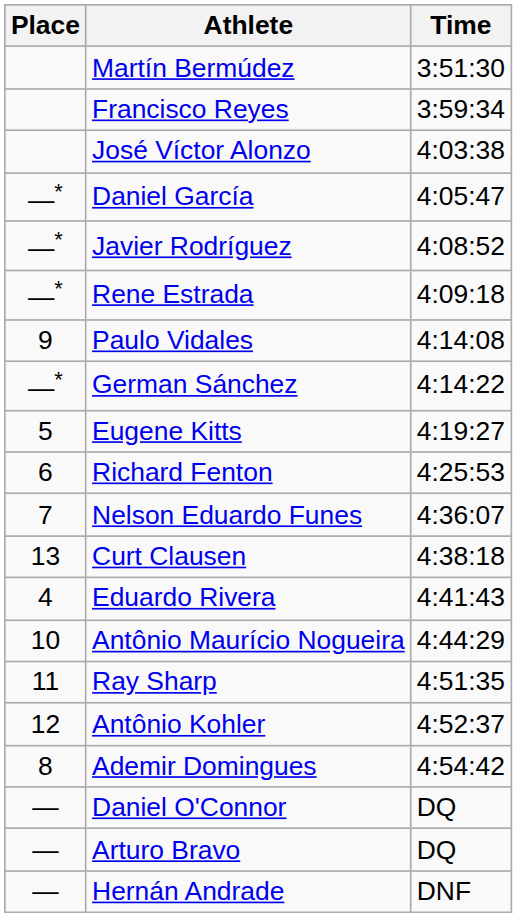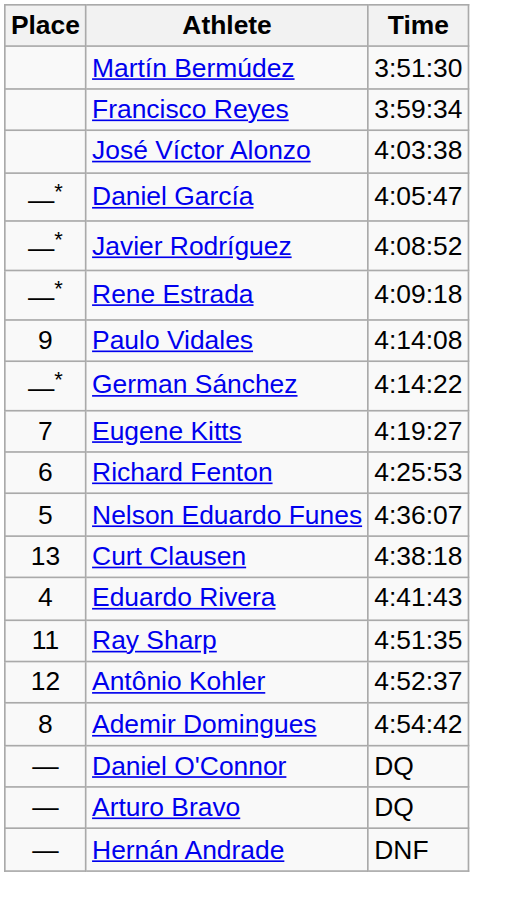(45, 430) 5 -> (45, 430) 7
(45, 514) 7 -> (45, 514) 5
- row: (248, 640)
